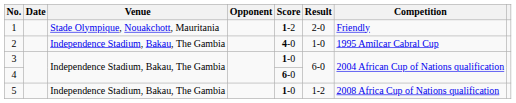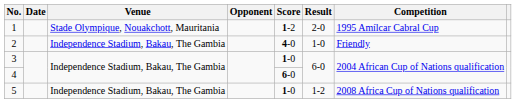(353, 28) Friendly -> (388, 28) 1995 Amílcar Cabral Cup
(388, 43) 1995 Amílcar Cabral Cup -> (353, 43) Friendly
